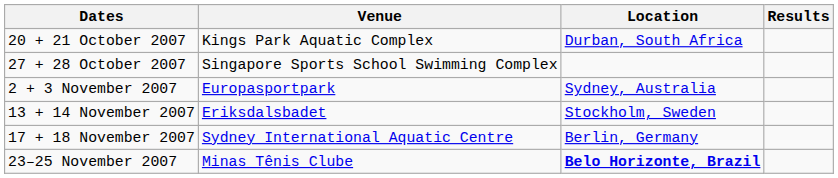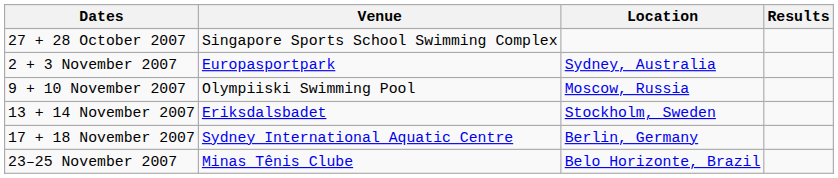- row: (97, 41)
+ row: (97, 89)
(663, 162) bold -> (663, 162) normal
